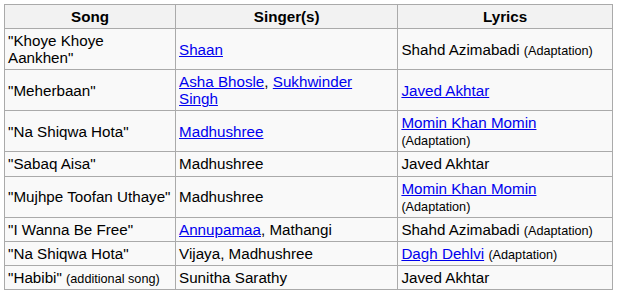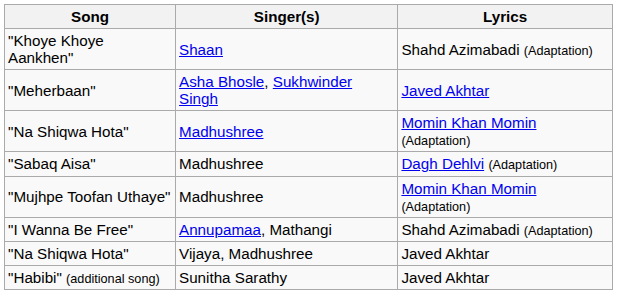(445, 164) Javed Akhtar -> (479, 164) Dagh Dehlvi (Adaptation)
(479, 253) Dagh Dehlvi (Adaptation) -> (445, 253) Javed Akhtar
